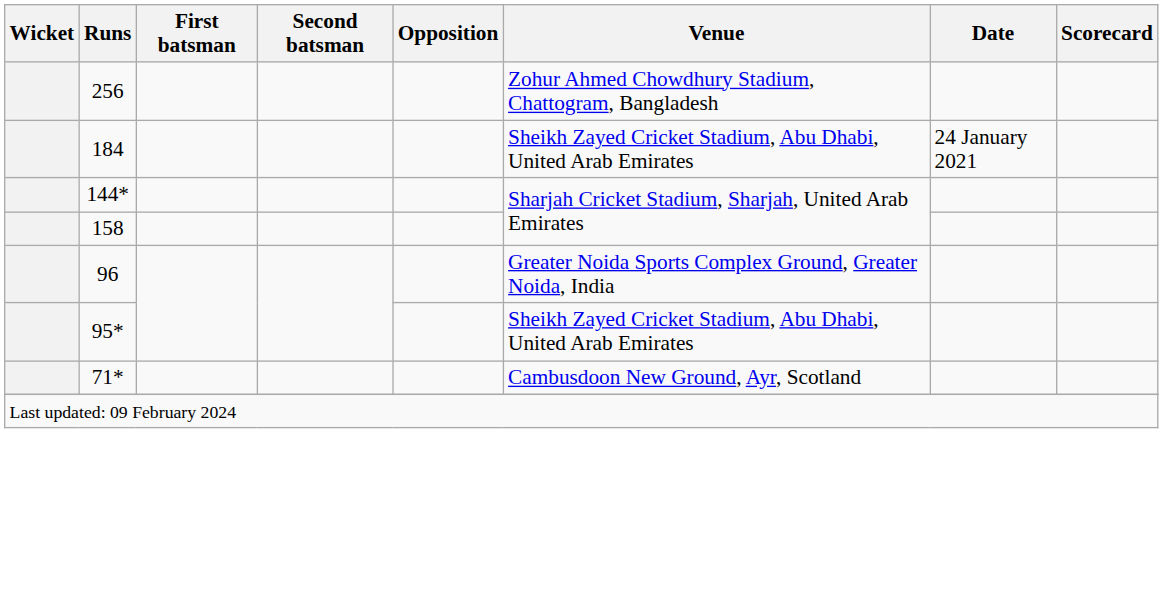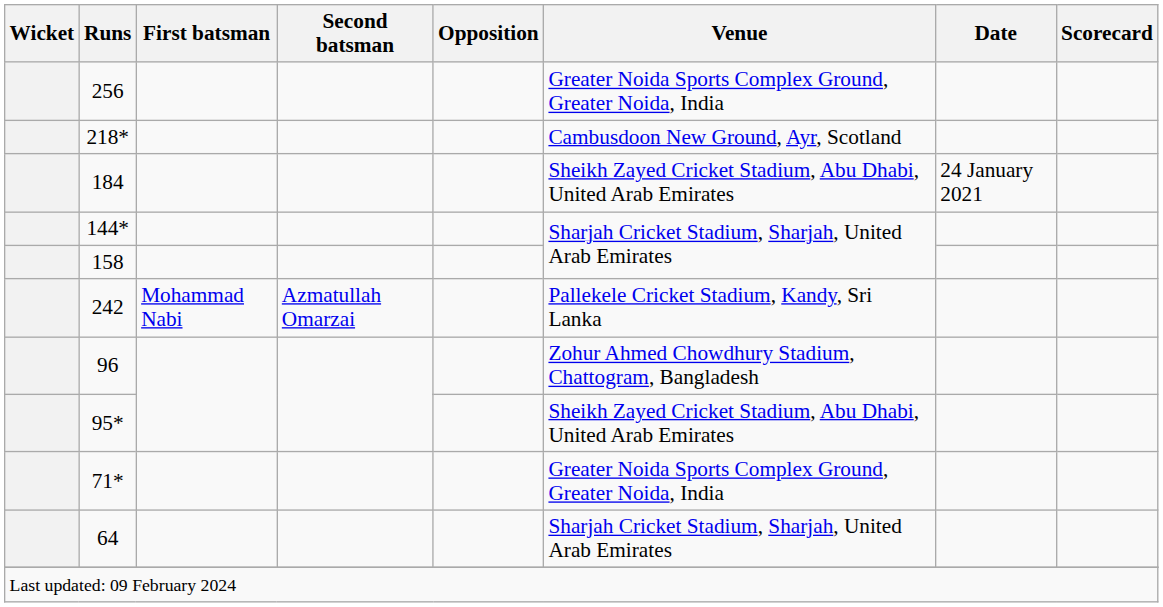(661, 91) Zohur Ahmed Chowdhury Stadium, Chattogram, Bangladesh -> (718, 91) Greater Noida Sports Complex Ground, Greater Noida, India
+ row: (108, 136)
+ row: (108, 307)
(713, 273) Greater Noida Sports Complex Ground, Greater Noida, India -> (702, 365) Zohur Ahmed Chowdhury Stadium, Chattogram, Bangladesh
(685, 377) Cambusdoon New Ground, Ayr, Scotland -> (718, 480) Greater Noida Sports Complex Ground, Greater Noida, India
+ row: (108, 538)
